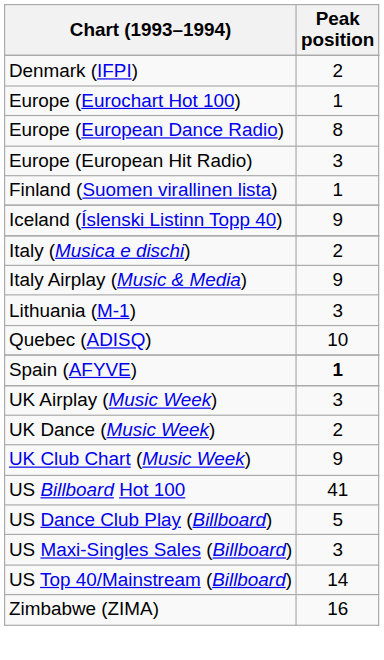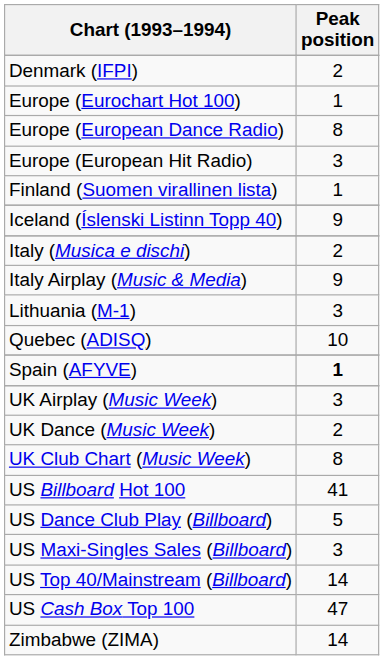(338, 459) 9 -> (338, 459) 8
+ row: (102, 609)
(338, 609) 16 -> (338, 639) 14
